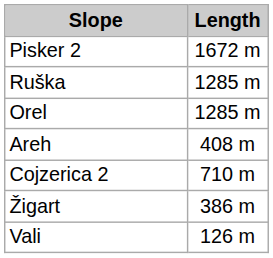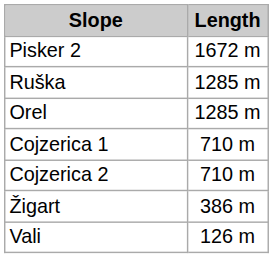- row: (30, 144)
+ row: (59, 144)
